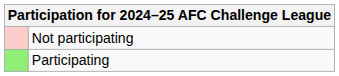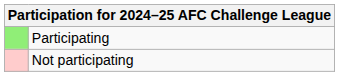rows swapped: (71, 60) <-> (83, 37)
